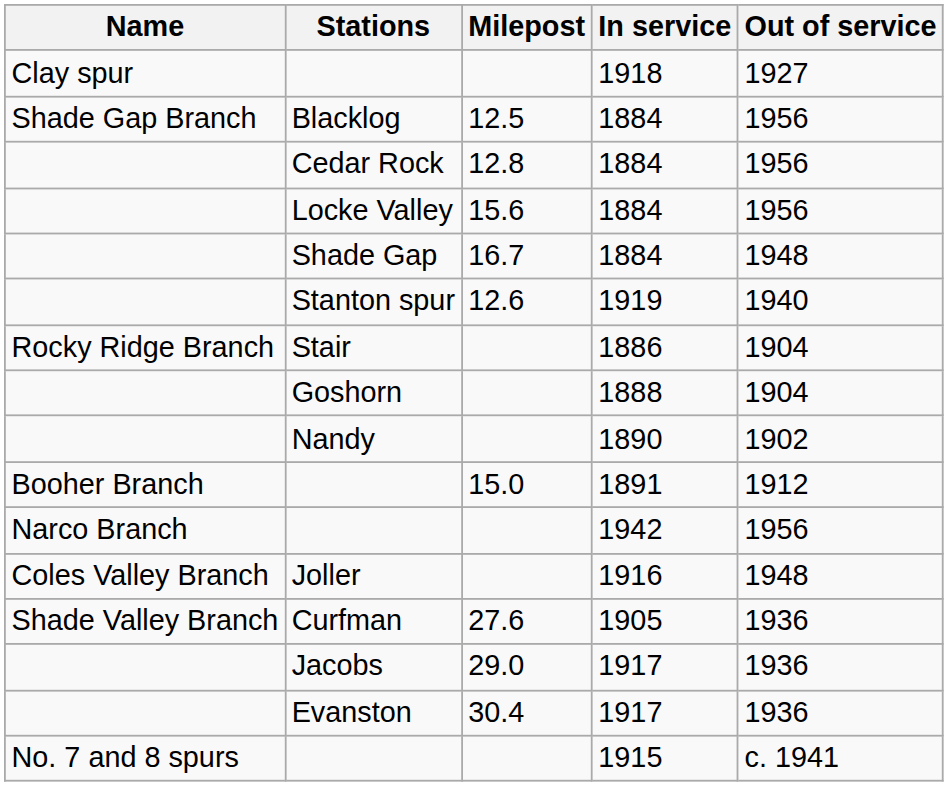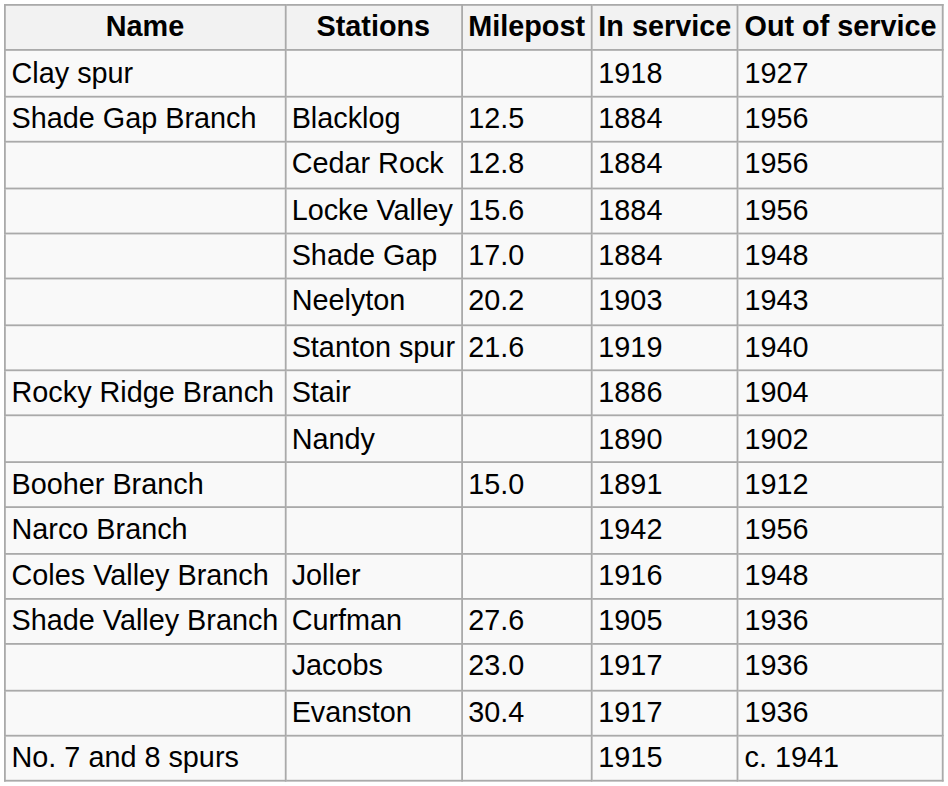(496, 255) 16.7 -> (496, 255) 17.0
+ row: (349, 301)
(496, 301) 12.6 -> (496, 347) 21.6
- row: (347, 392)
(496, 666) 29.0 -> (496, 666) 23.0
